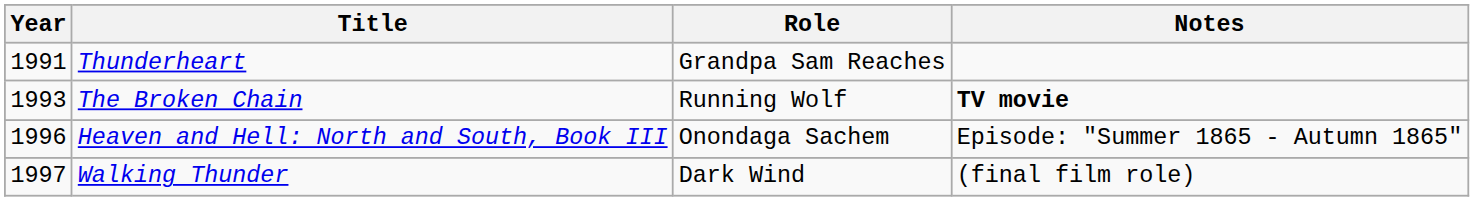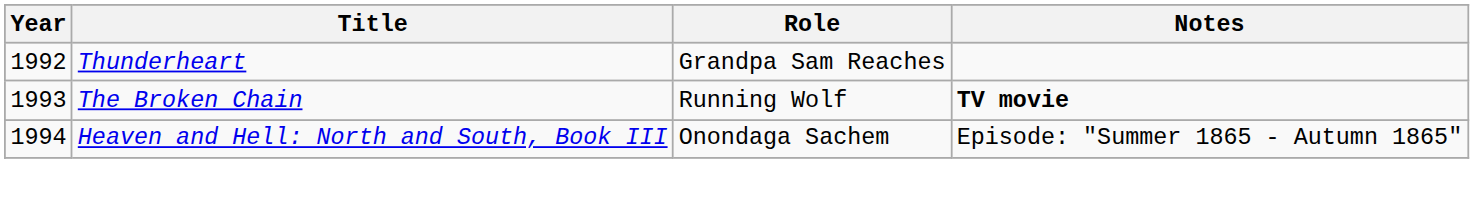(39, 62) 1991 -> (39, 62) 1992
(39, 138) 1996 -> (39, 138) 1994
- row: (183, 177)
